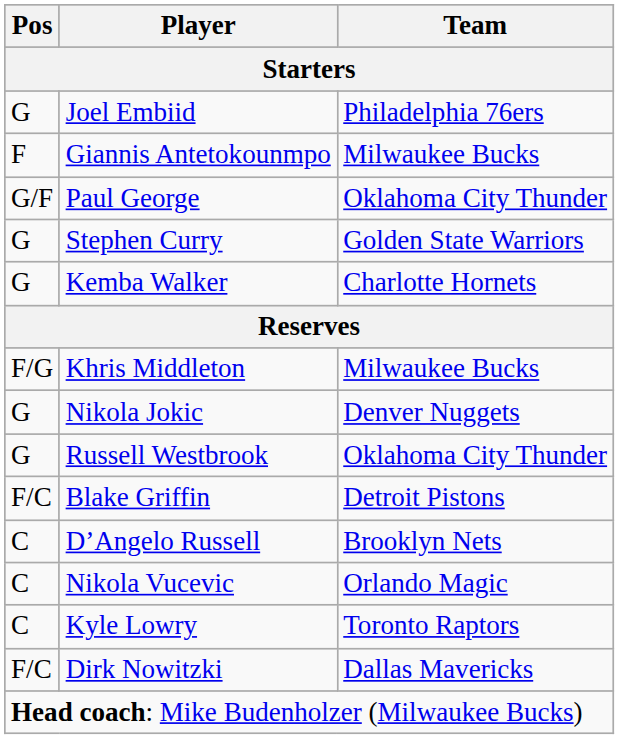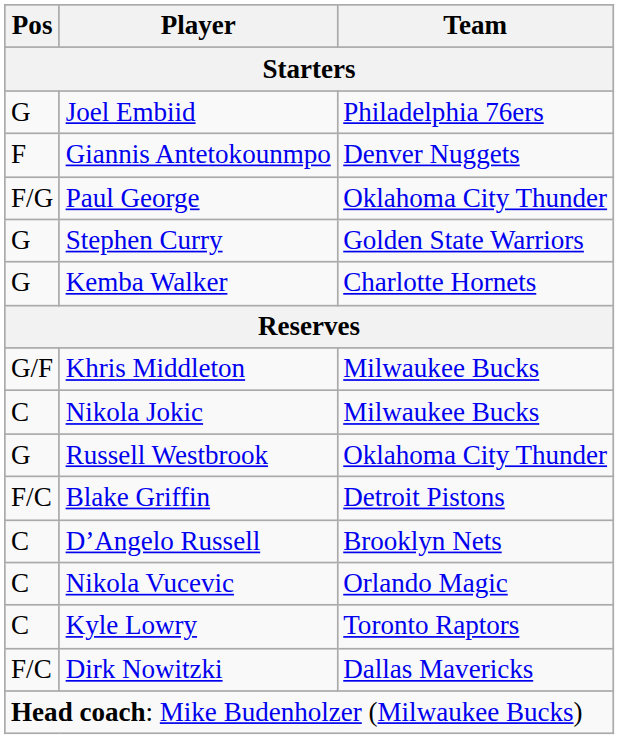(441, 154) Milwaukee Bucks -> (431, 154) Denver Nuggets
(32, 197) G/F -> (32, 197) F/G
(32, 369) F/G -> (32, 369) G/F
(21, 411) G -> (20, 411) C
(431, 411) Denver Nuggets -> (441, 411) Milwaukee Bucks
